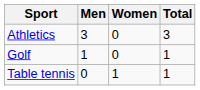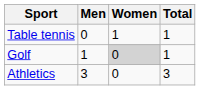rows swapped: (31, 34) <-> (41, 74)
(115, 54) no background -> (115, 54) lightgrey background
